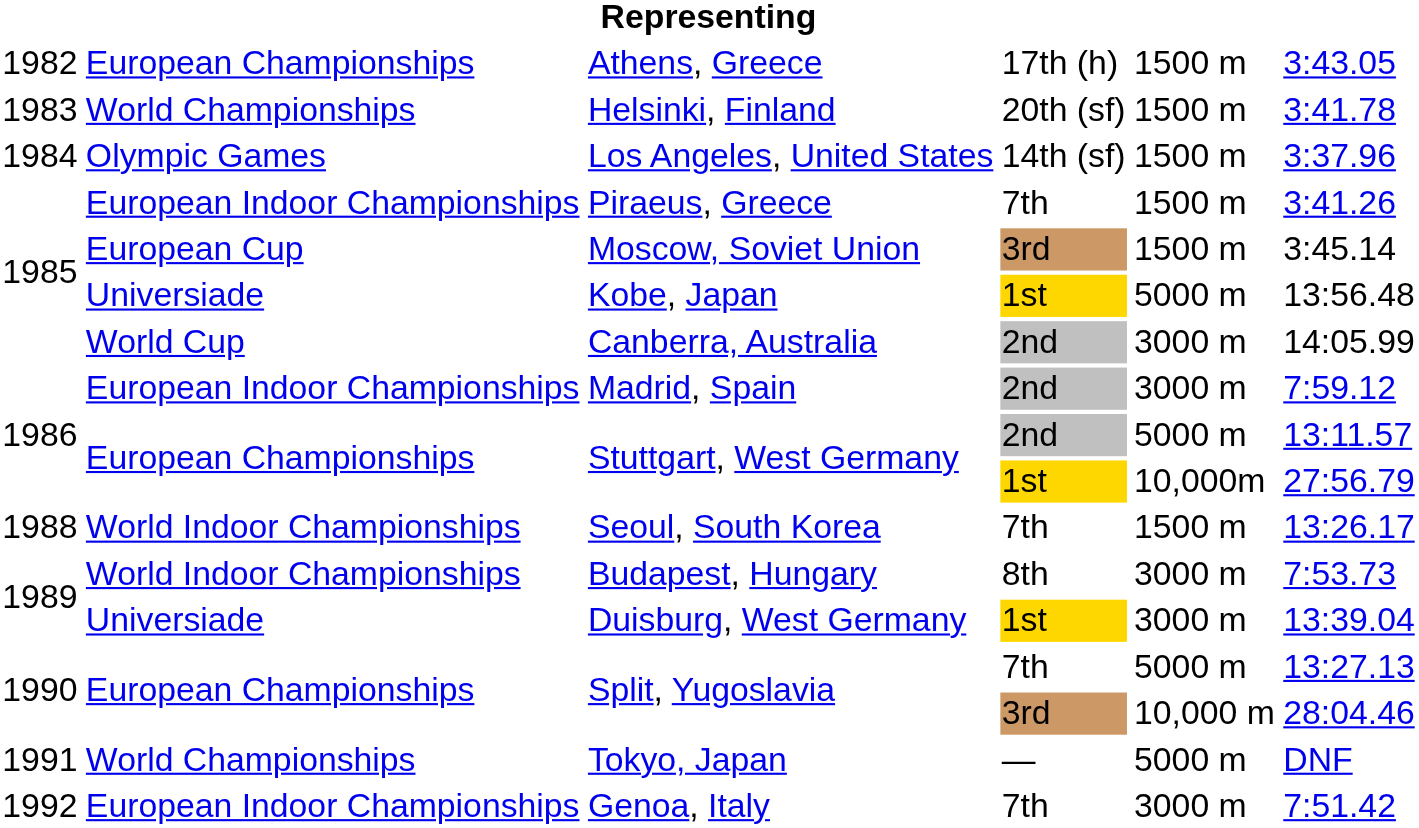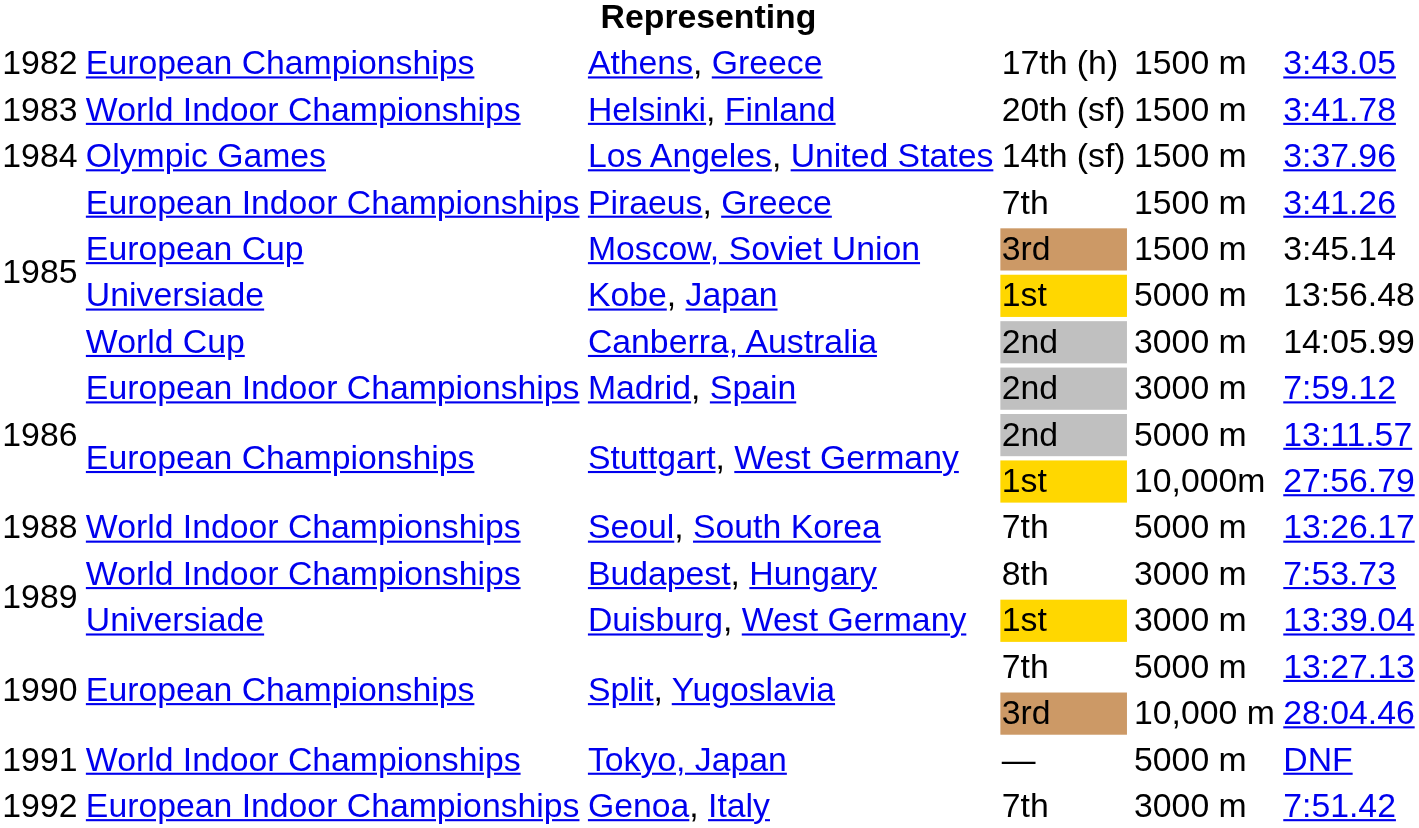(251, 109) World Championships -> (303, 109) World Indoor Championships
(1190, 527) 1500 m -> (1190, 527) 5000 m
(251, 759) World Championships -> (303, 759) World Indoor Championships
